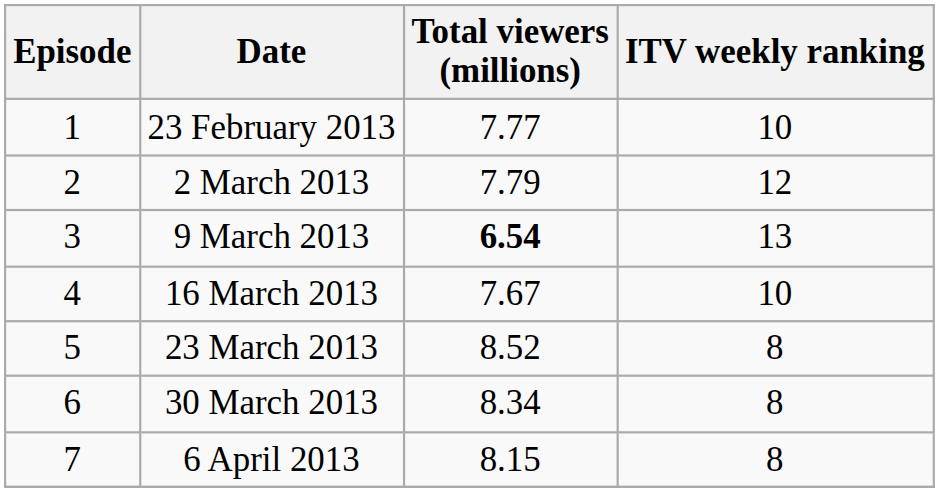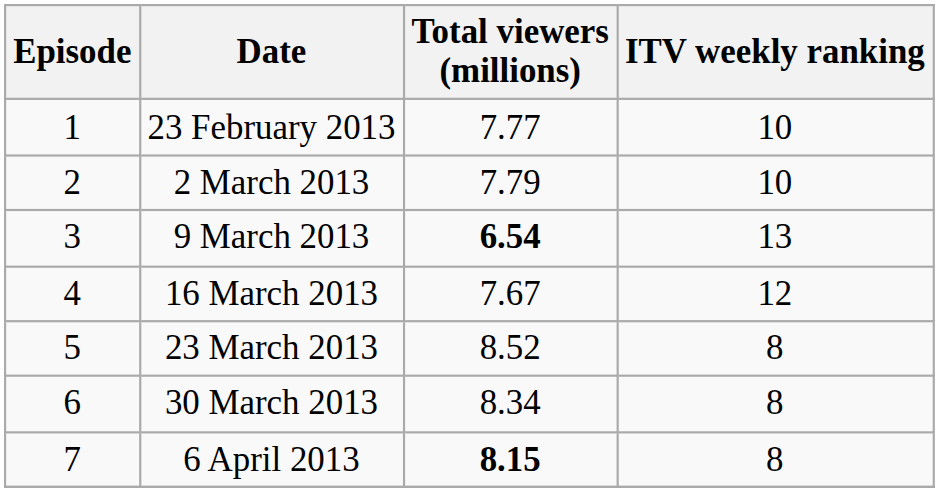(775, 182) 12 -> (775, 182) 10
(775, 292) 10 -> (775, 292) 12
(510, 458) normal -> (510, 458) bold
